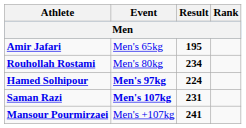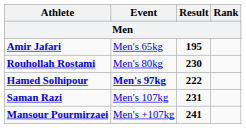(194, 64) 234 -> (194, 64) 230
(194, 81) 224 -> (194, 81) 222
(142, 98) bold -> (141, 98) normal
